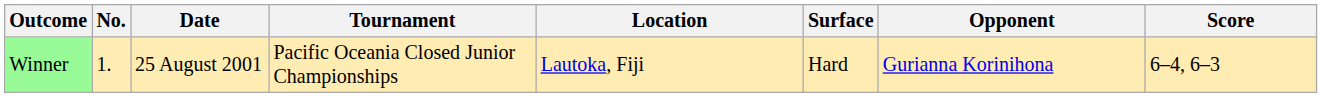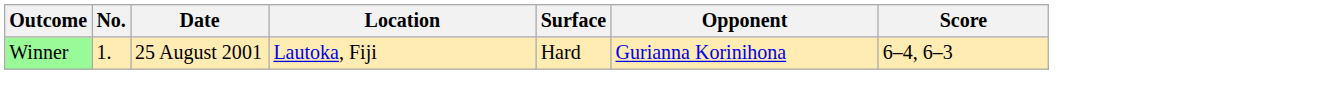- column: (402, 20)
